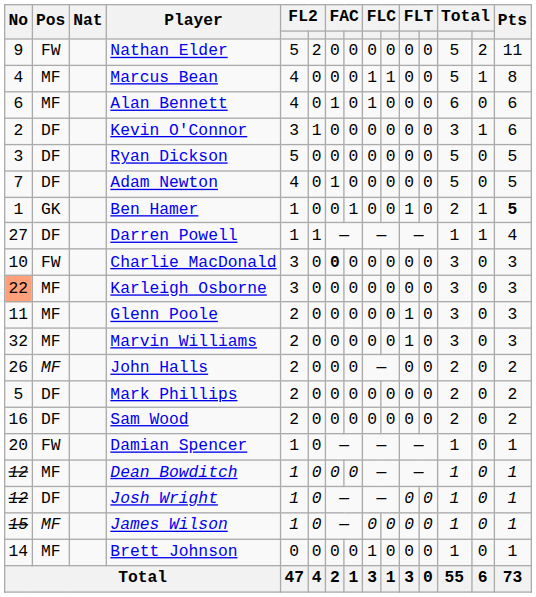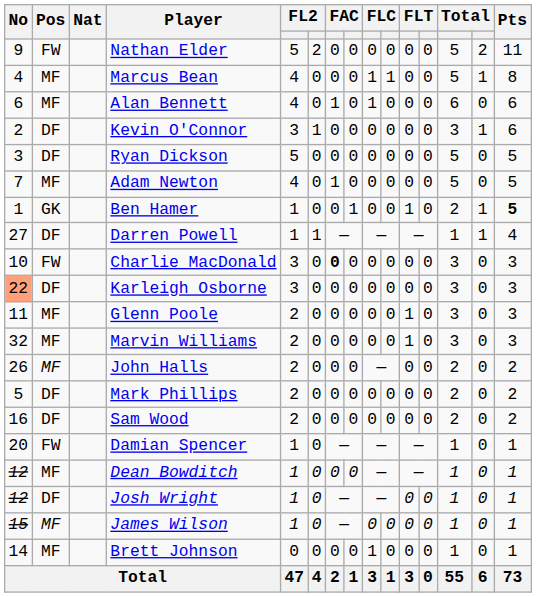(51, 184) DF -> (51, 184) MF
(51, 289) MF -> (51, 289) DF
